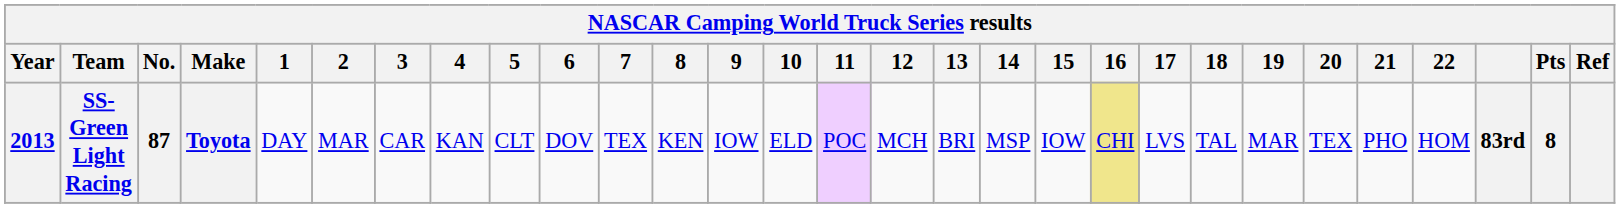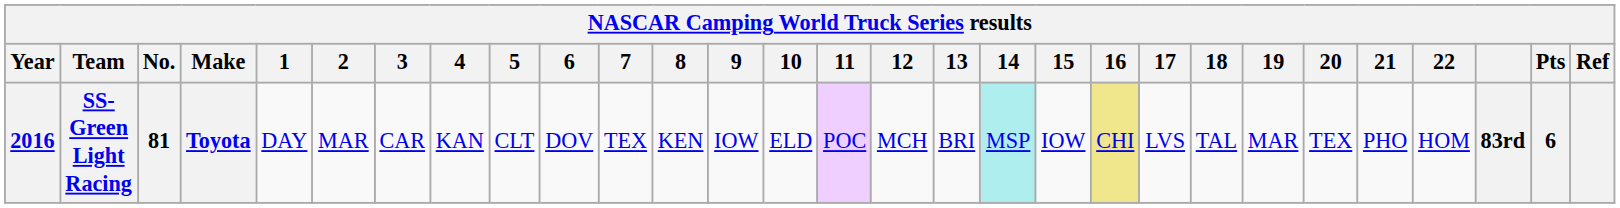(32, 142) 2013 -> (32, 142) 2016
(159, 142) 87 -> (159, 142) 81
(1008, 142) no background -> (1008, 142) paleturquoise background
(1551, 142) 8 -> (1551, 142) 6
